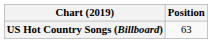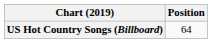(186, 30) 63 -> (186, 30) 64
